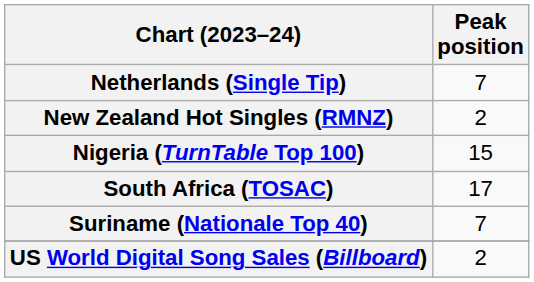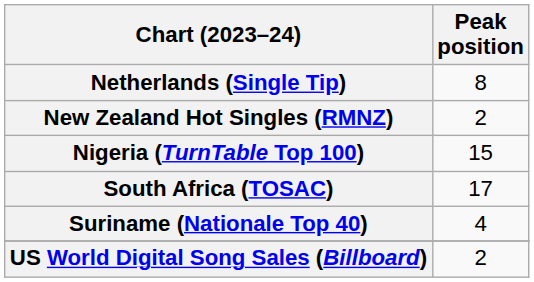(481, 82) 7 -> (481, 82) 8
(481, 223) 7 -> (481, 223) 4
